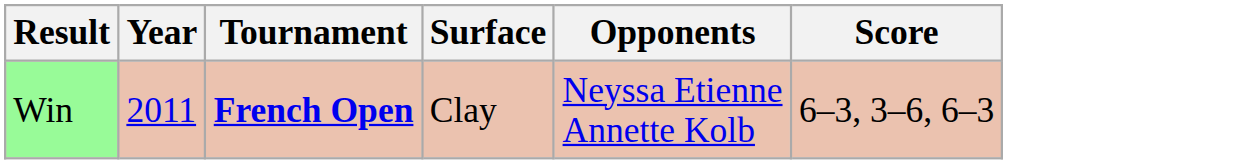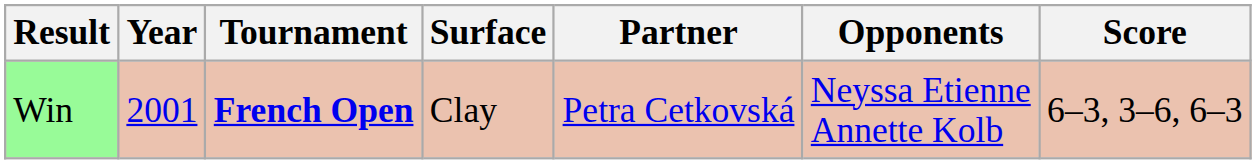+ column: (678, 32)
(161, 108) 2011 -> (162, 108) 2001
